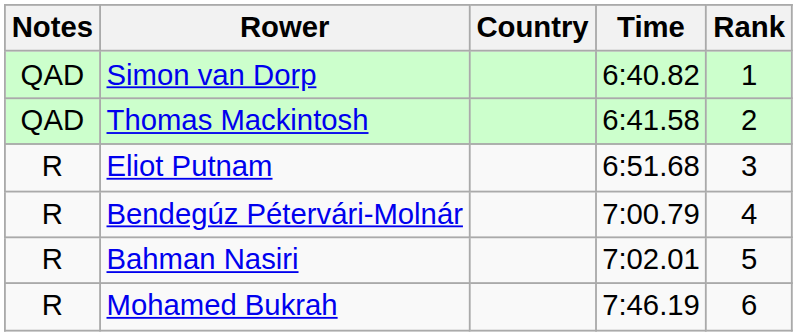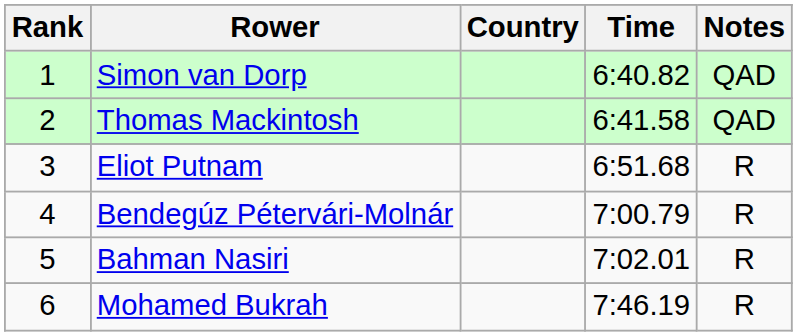columns swapped: (749, 27) <-> (52, 27)
